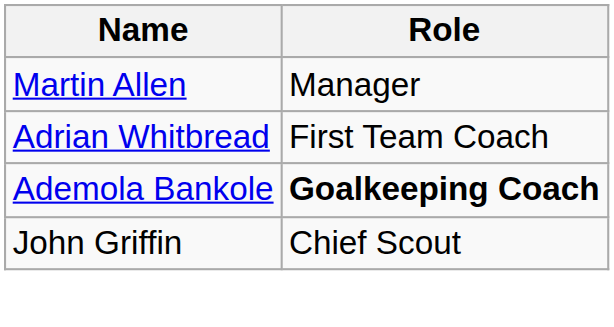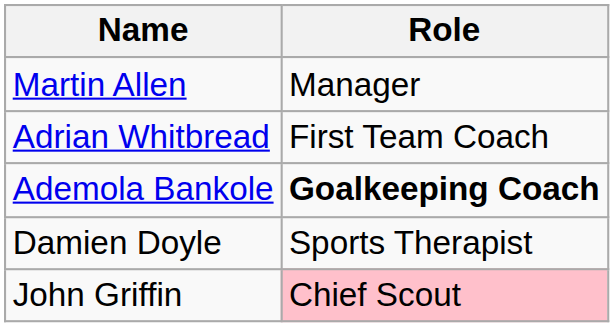+ row: (117, 242)
(375, 242) no background -> (375, 294) pink background
